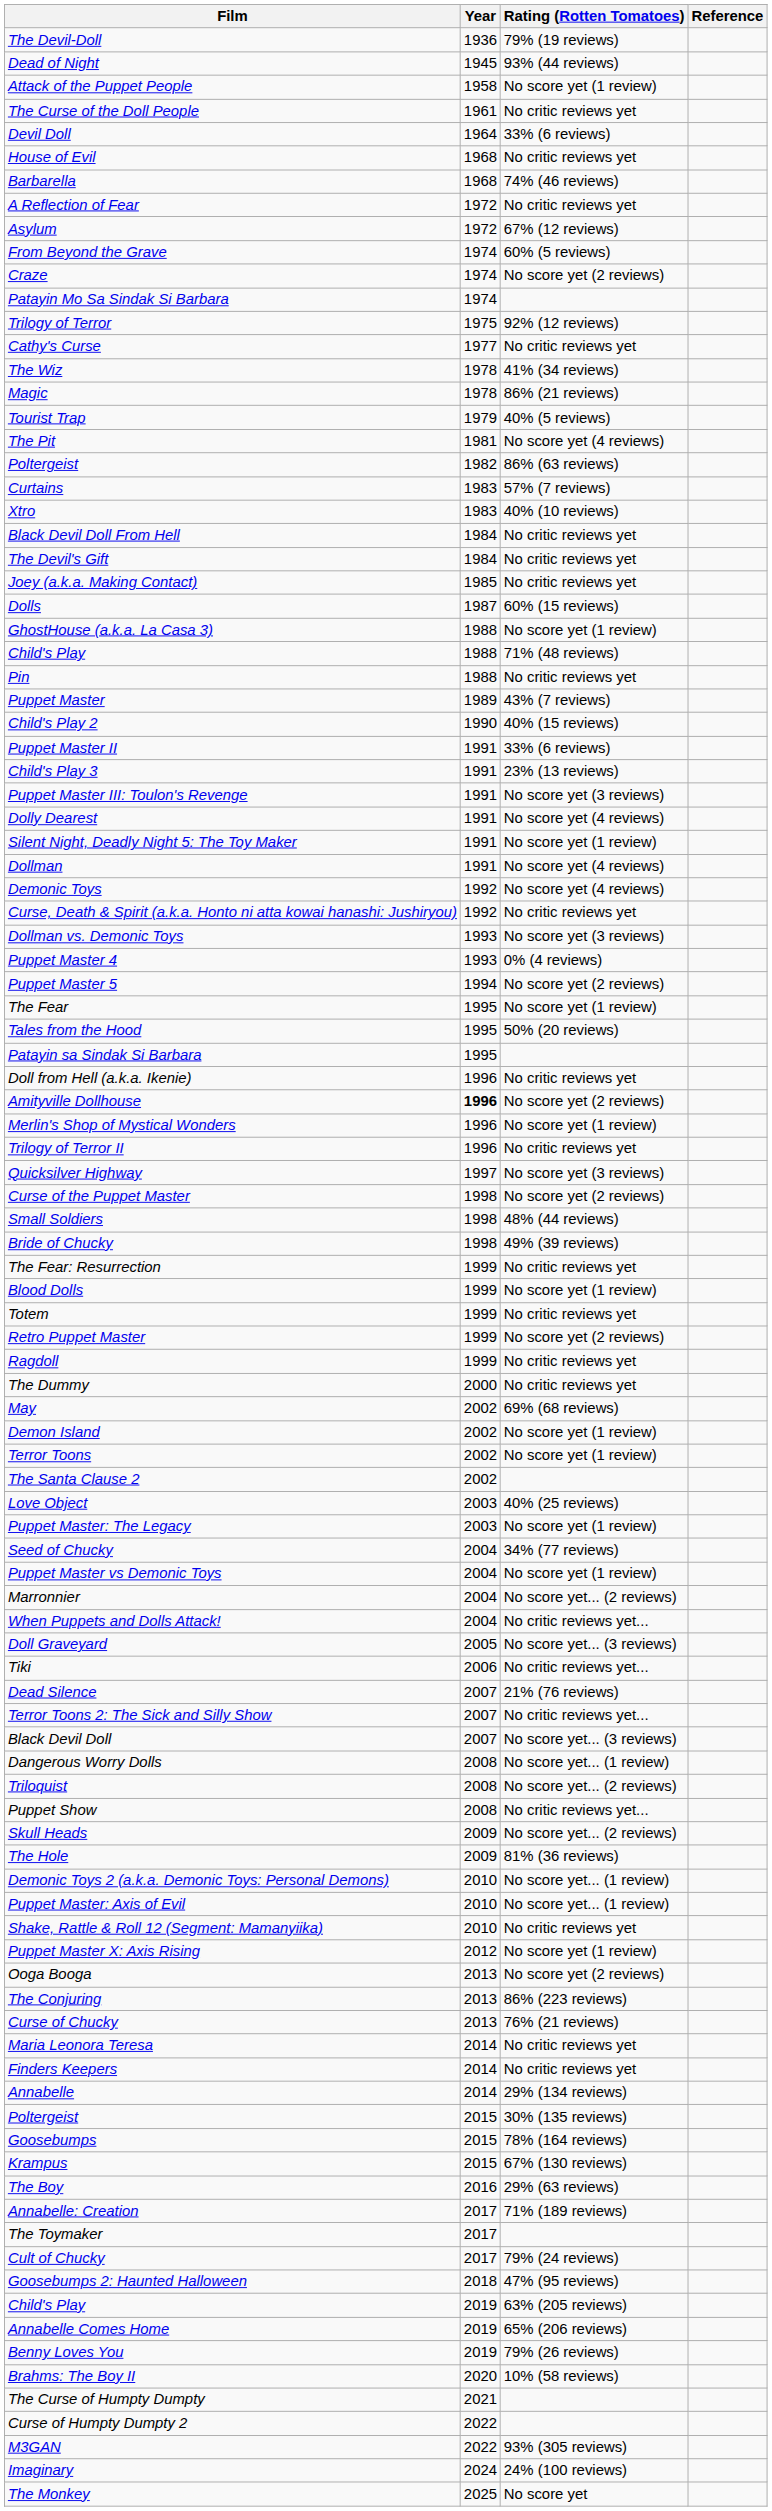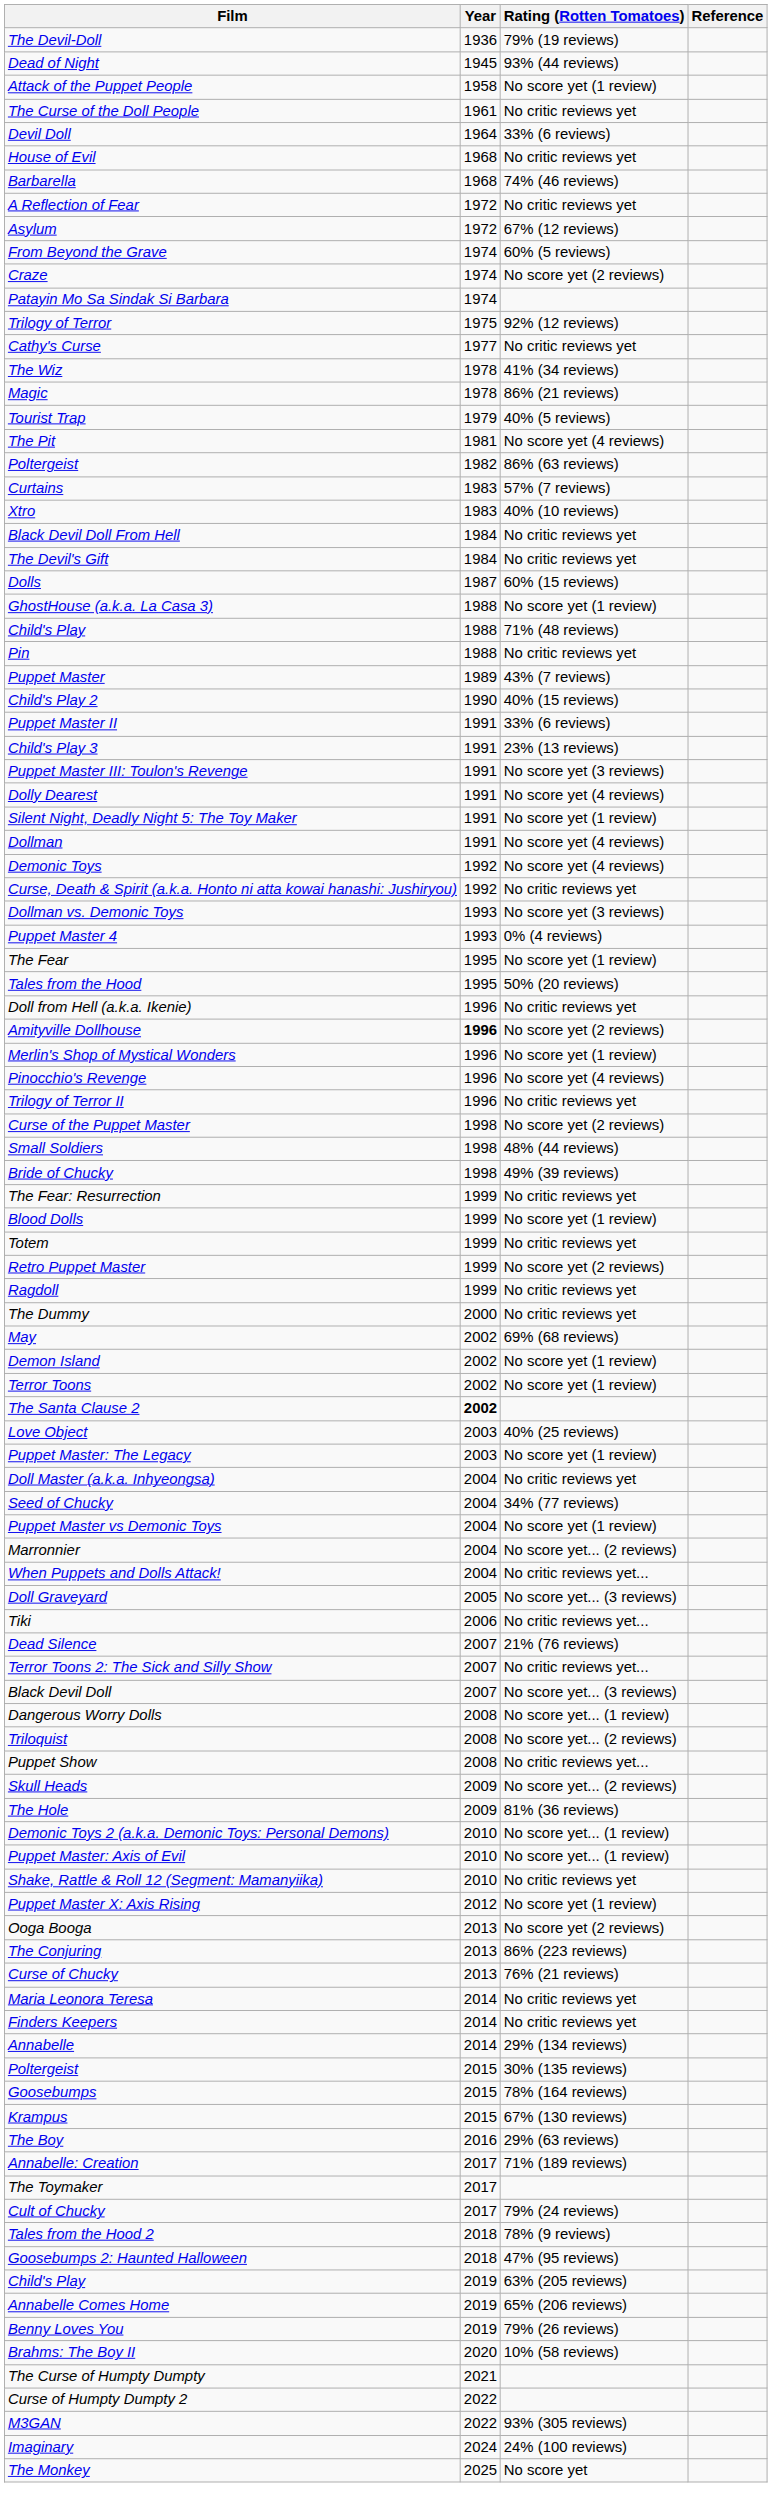- row: (103, 582)
- row: (62, 983)
- row: (105, 1054)
+ row: (77, 1078)
- row: (75, 1172)
(480, 1479) normal -> (480, 1408) bold
+ row: (111, 1479)
+ row: (81, 2234)
